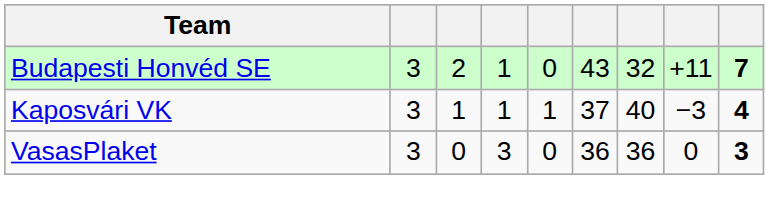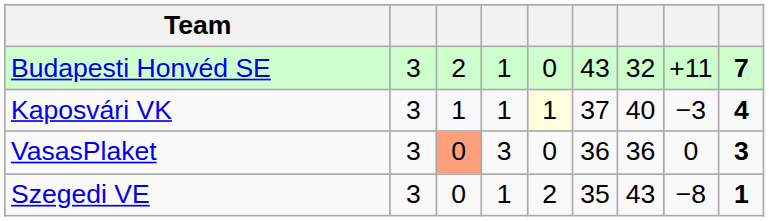(550, 109) no background -> (550, 109) lightyellow background
(459, 151) no background -> (459, 151) lightsalmon background
+ row: (80, 194)
